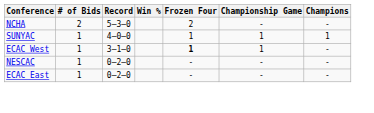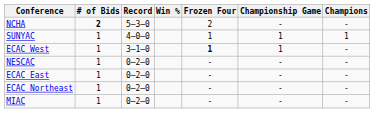(79, 24) normal -> (98, 24) bold
+ row: (40, 88)
+ row: (16, 101)
